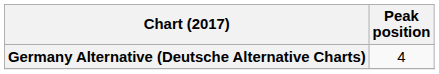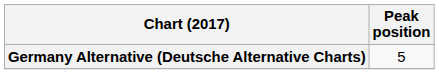(401, 56) 4 -> (401, 56) 5
